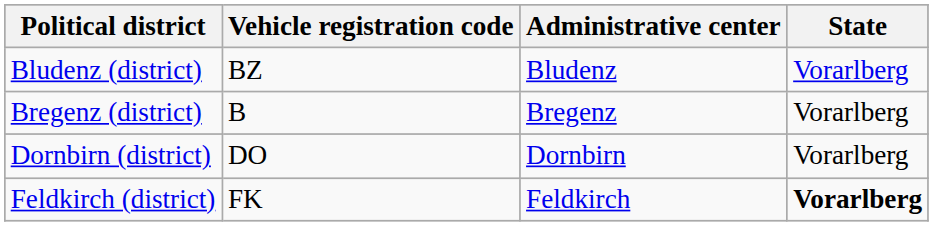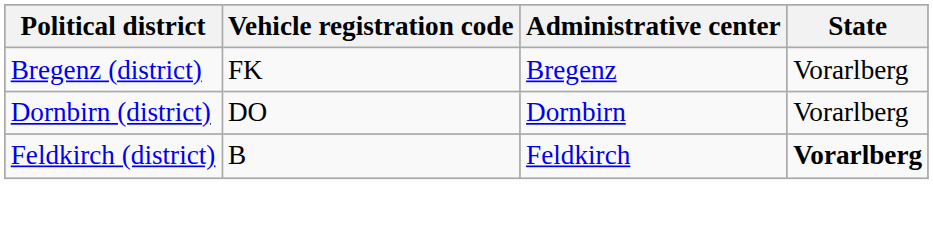- row: (106, 69)
(237, 112) B -> (245, 69) FK
(245, 198) FK -> (237, 155) B
